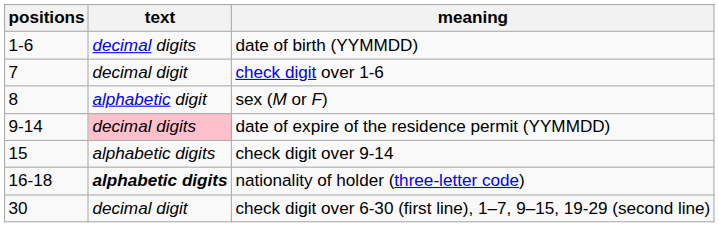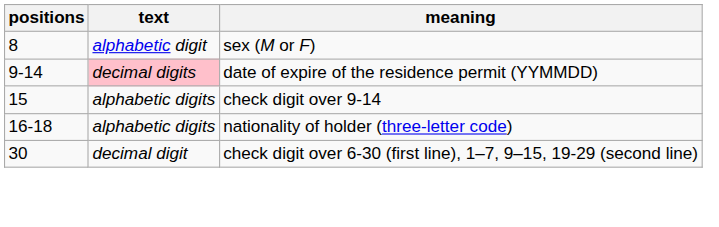- row: (327, 45)
- row: (310, 72)
(160, 180) bold -> (154, 126) normal
